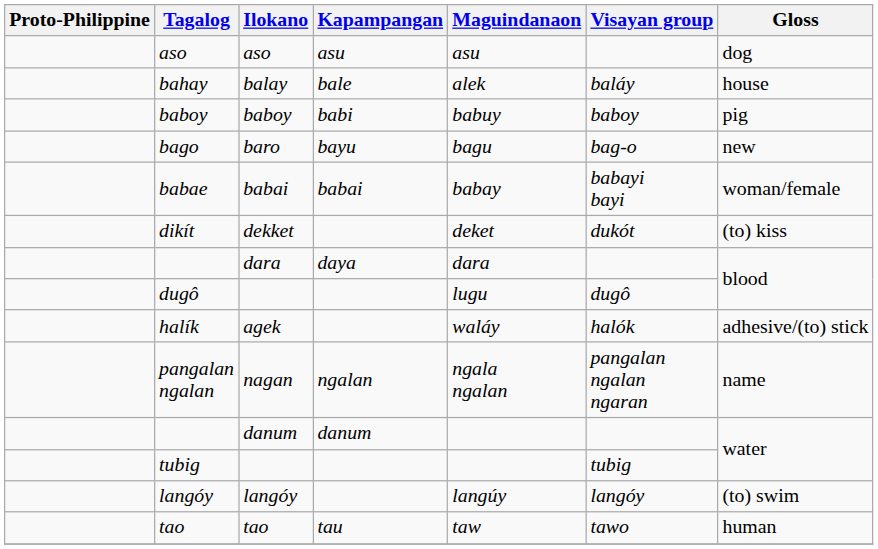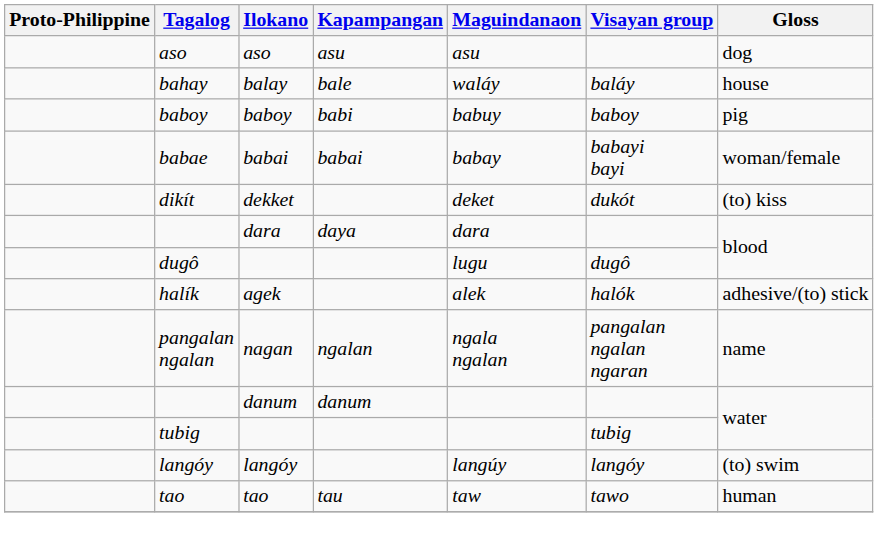(469, 83) alek -> (476, 83) waláy
- row: (179, 146)
(476, 325) waláy -> (469, 294) alek
